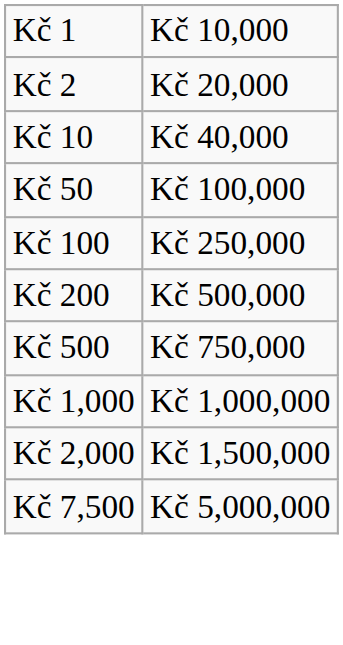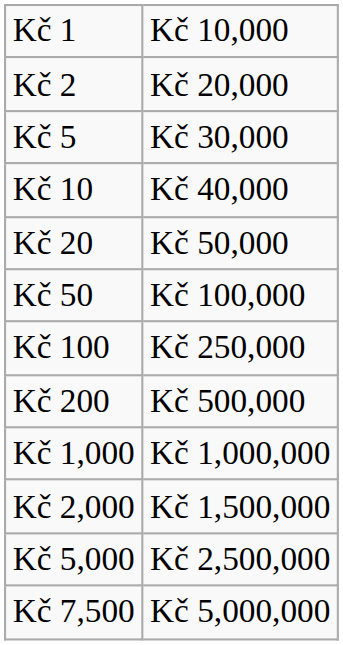+ row: (45, 136)
+ row: (53, 242)
- row: (61, 347)
+ row: (74, 558)
